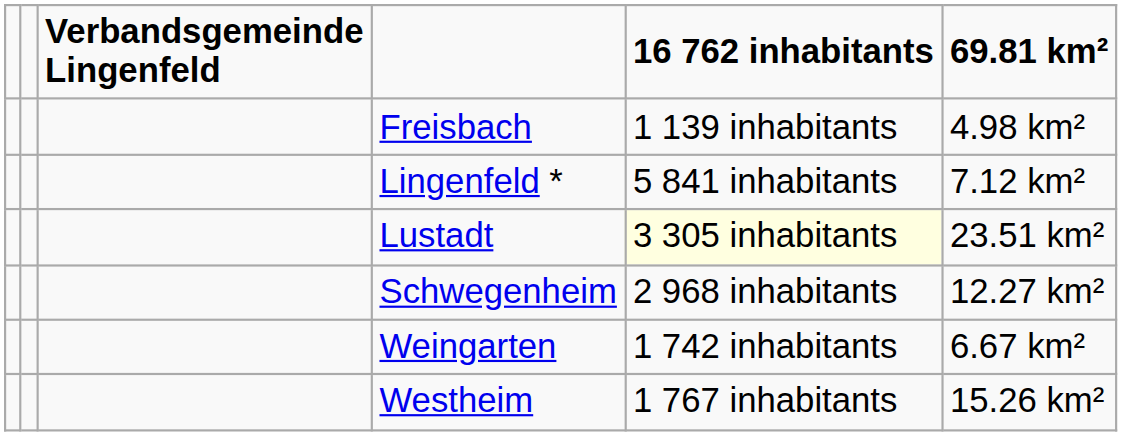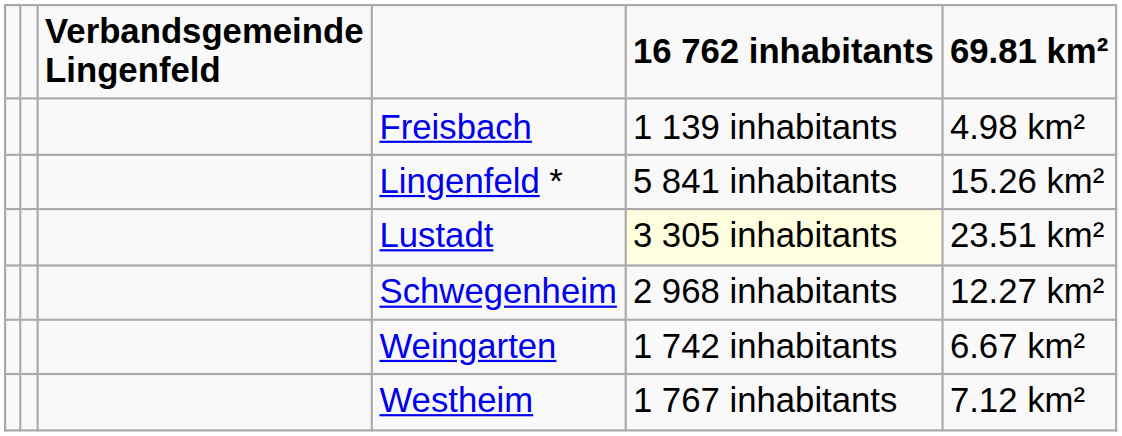(1017, 181) 7.12 km² -> (1027, 181) 15.26 km²
(1027, 401) 15.26 km² -> (1017, 401) 7.12 km²
